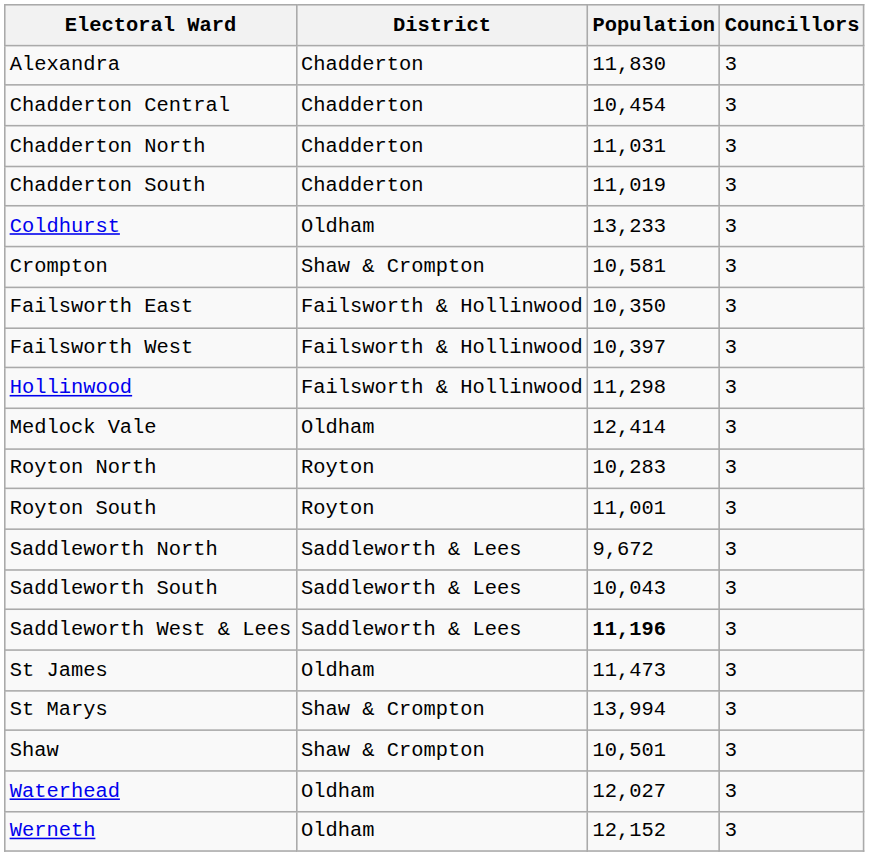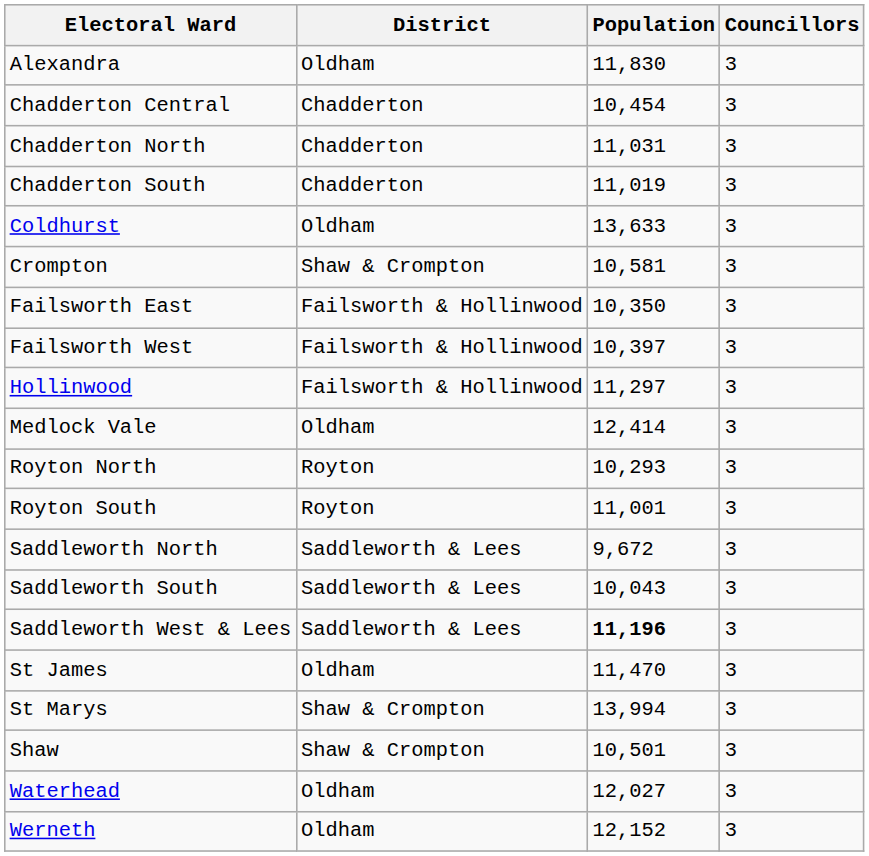(362, 65) Chadderton -> (338, 65) Oldham
(629, 226) 13,233 -> (629, 226) 13,633
(629, 388) 11,298 -> (629, 388) 11,297
(629, 468) 10,283 -> (629, 468) 10,293
(629, 670) 11,473 -> (629, 670) 11,470
